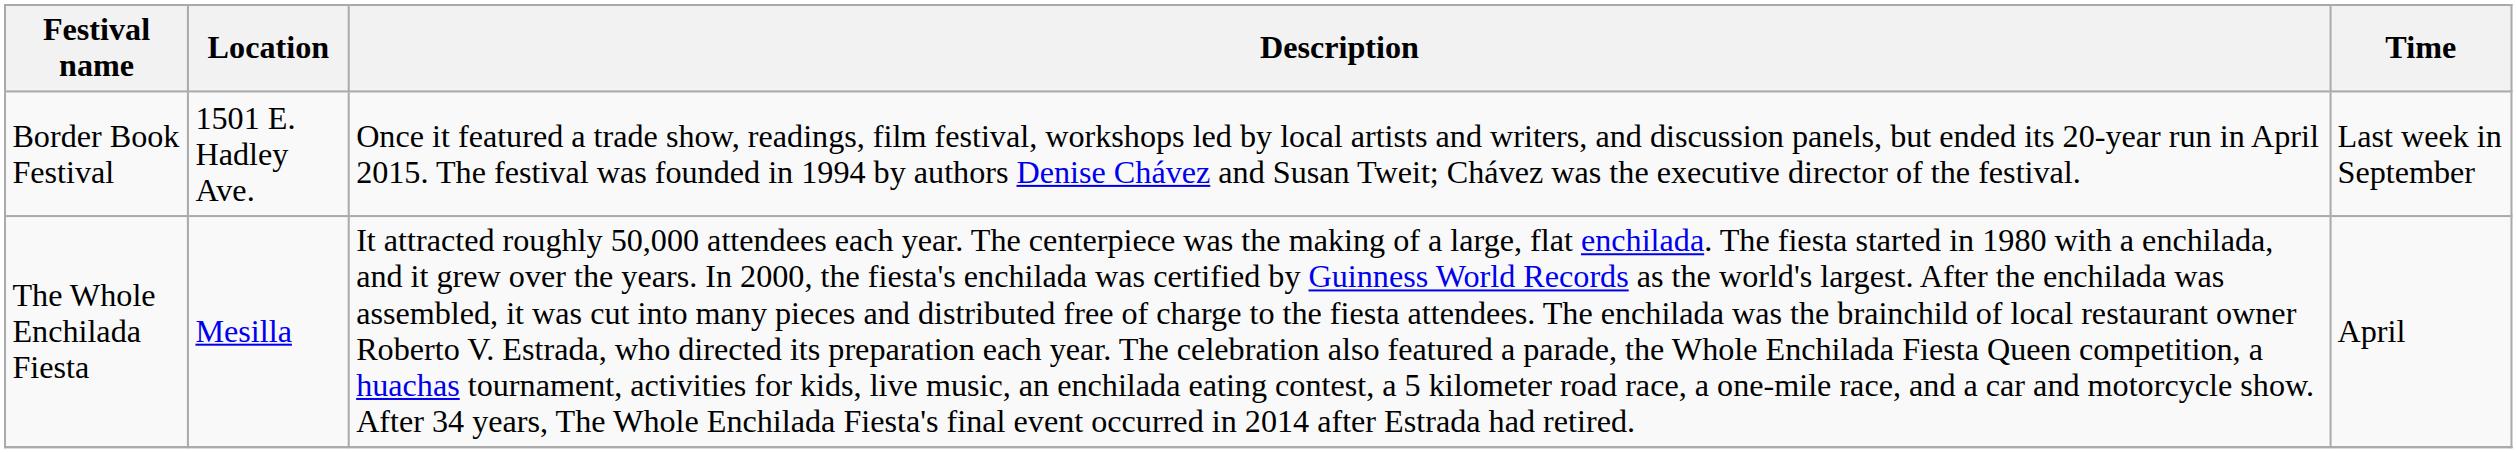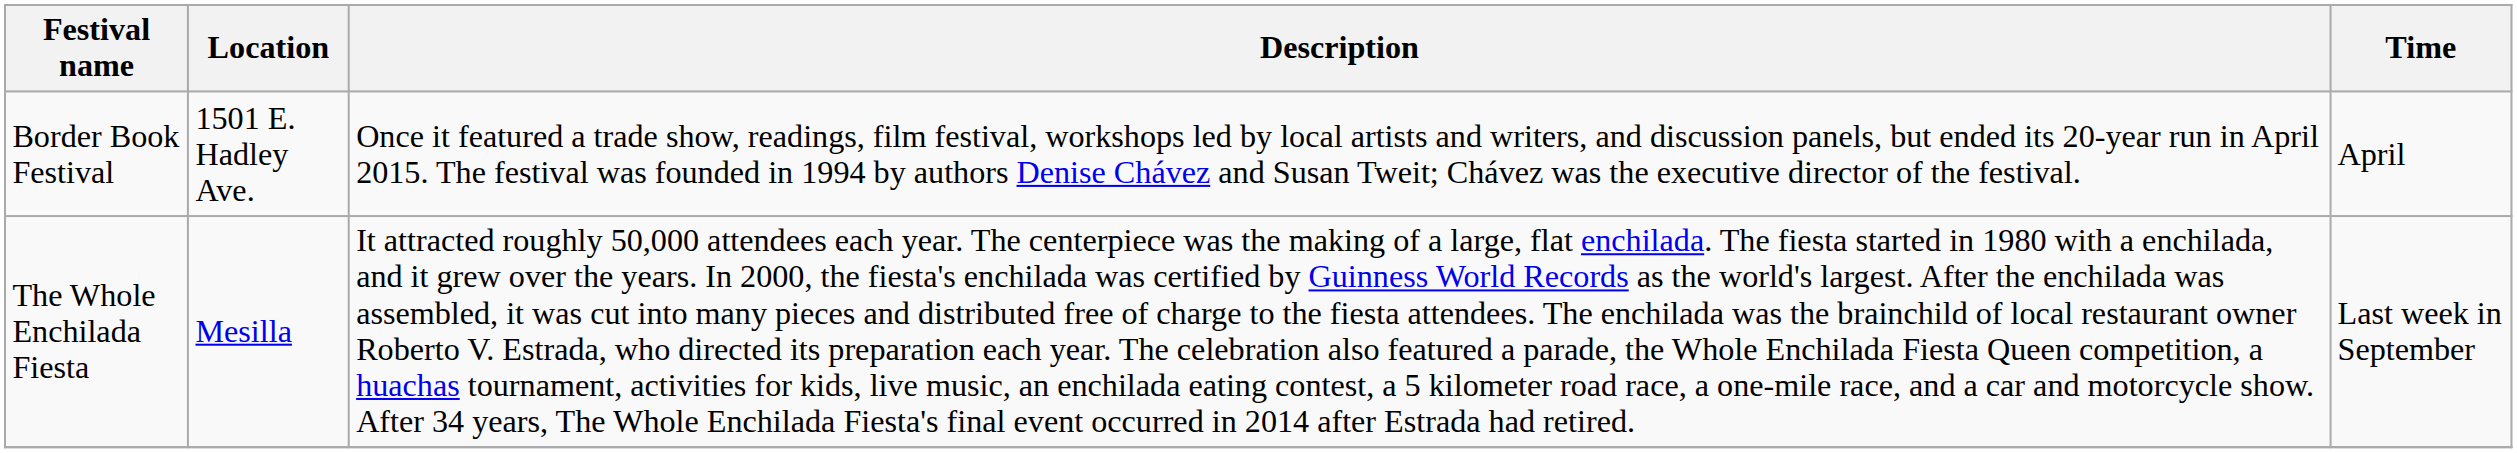(2420, 153) Last week in September -> (2371, 153) April
(2371, 330) April -> (2420, 330) Last week in September
